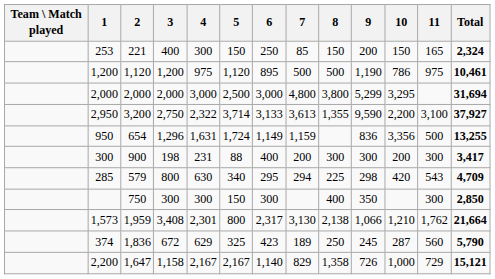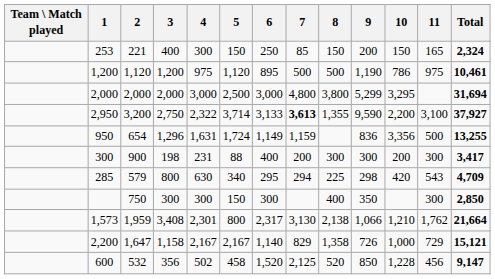(302, 114) normal -> (302, 114) bold
- row: (104, 241)
+ row: (104, 262)
